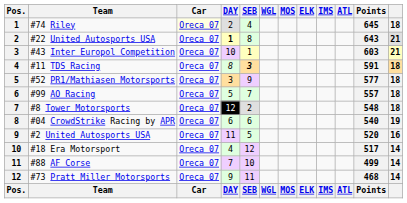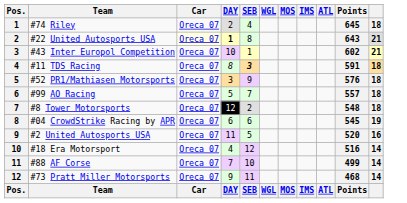- column: (307, 11)
(199, 25) lightyellow background -> (199, 25) no background
(199, 39) no background -> (199, 39) lightyellow background
(371, 53) 603 -> (352, 53) 602
(371, 80) 577 -> (352, 80) 576
(371, 122) 540 -> (352, 122) 545
(371, 149) 517 -> (352, 149) 516
